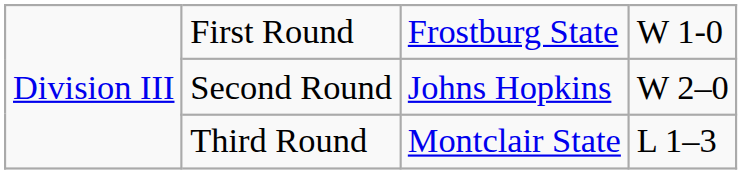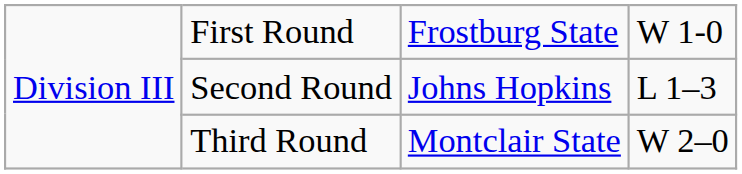(683, 86) W 2–0 -> (677, 86) L 1–3
(677, 140) L 1–3 -> (683, 140) W 2–0
